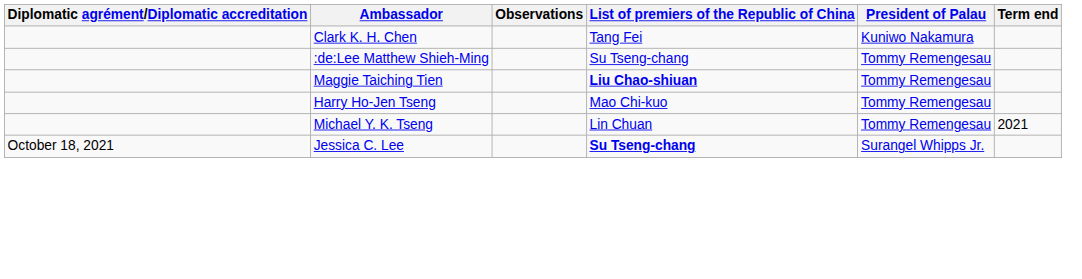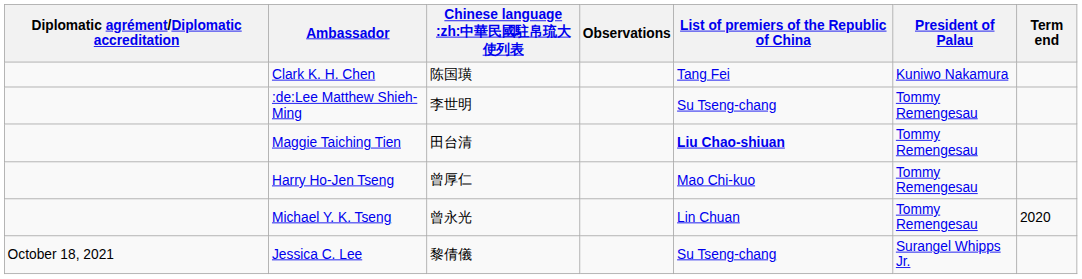+ column: (503, 32)
(1013, 124) 2021 -> (1035, 217) 2020
(642, 146) bold -> (727, 254) normal
